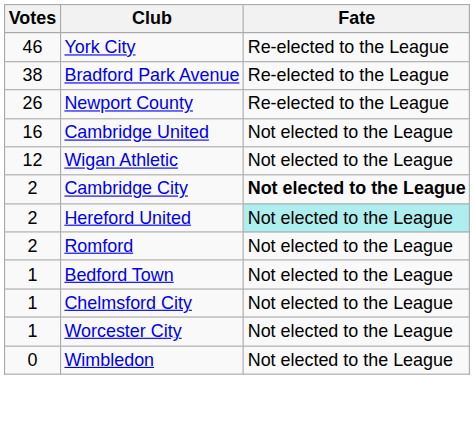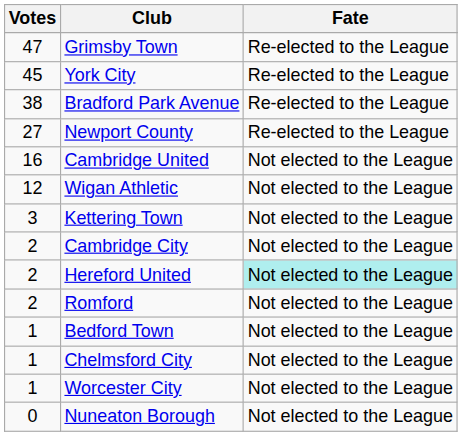+ row: (121, 47)
(32, 47) 46 -> (32, 75) 45
(32, 103) 26 -> (32, 132) 27
+ row: (124, 217)
(357, 189) bold -> (350, 246) normal
+ row: (140, 416)
- row: (109, 359)
